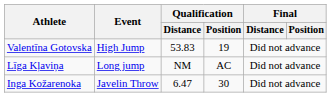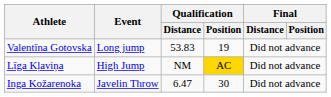(121, 48) High Jump -> (121, 48) Long jump
(121, 66) Long jump -> (121, 66) High Jump
(224, 66) no background -> (224, 66) gold background
